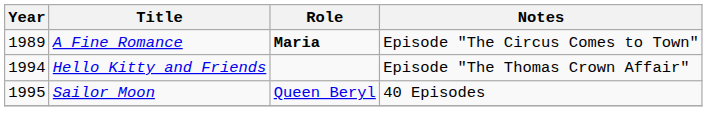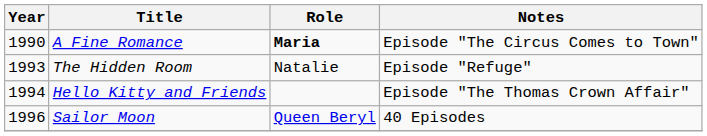(27, 42) 1989 -> (27, 42) 1990
+ row: (122, 68)
(27, 93) 1995 -> (27, 118) 1996
